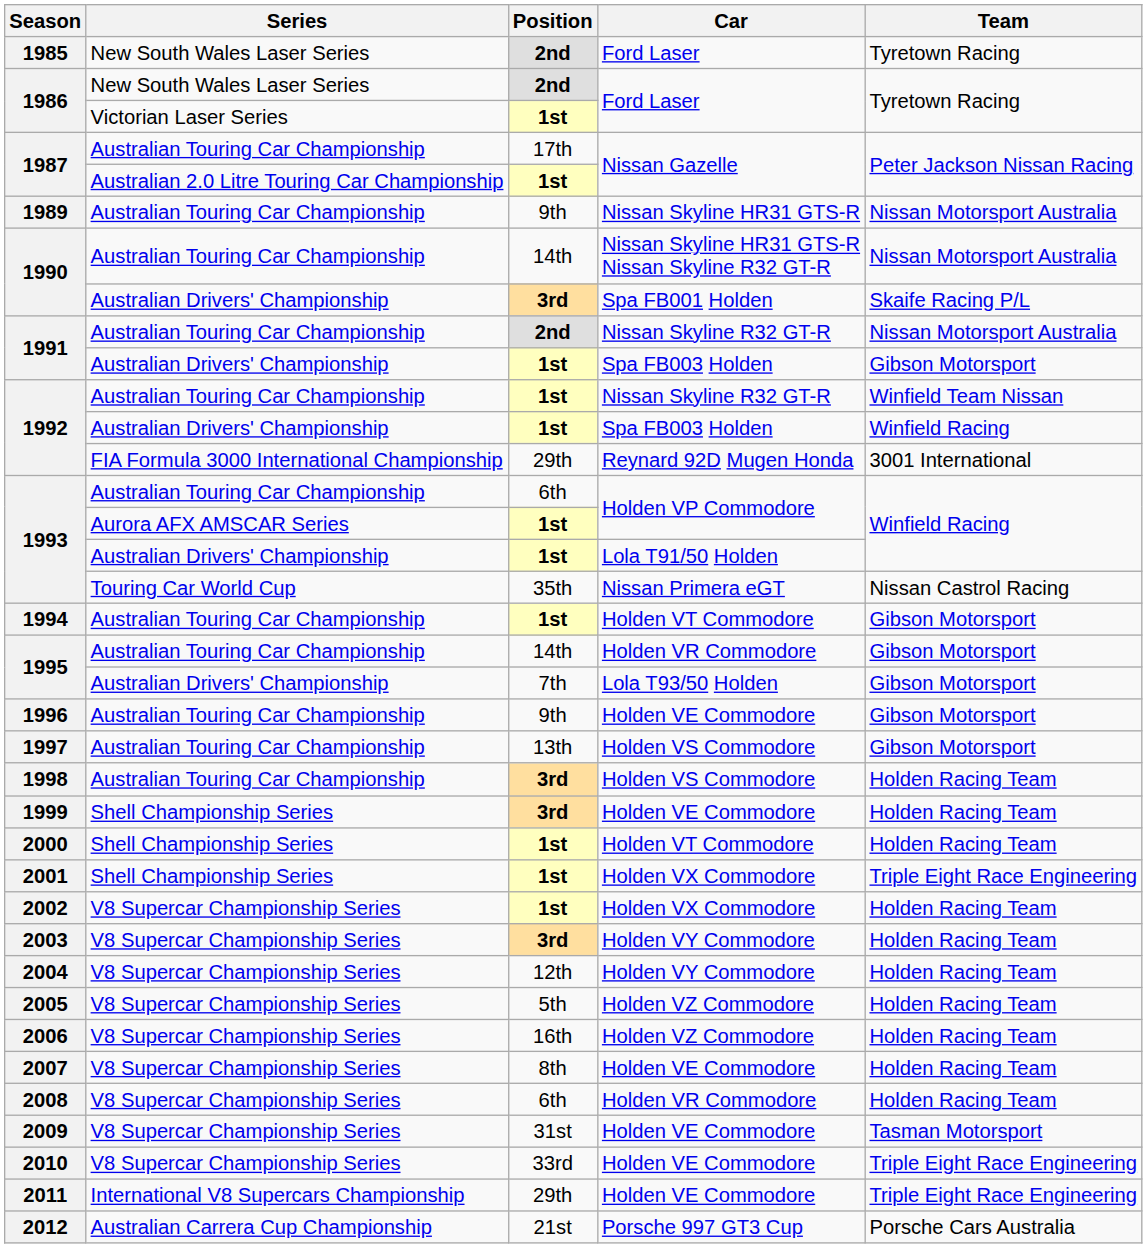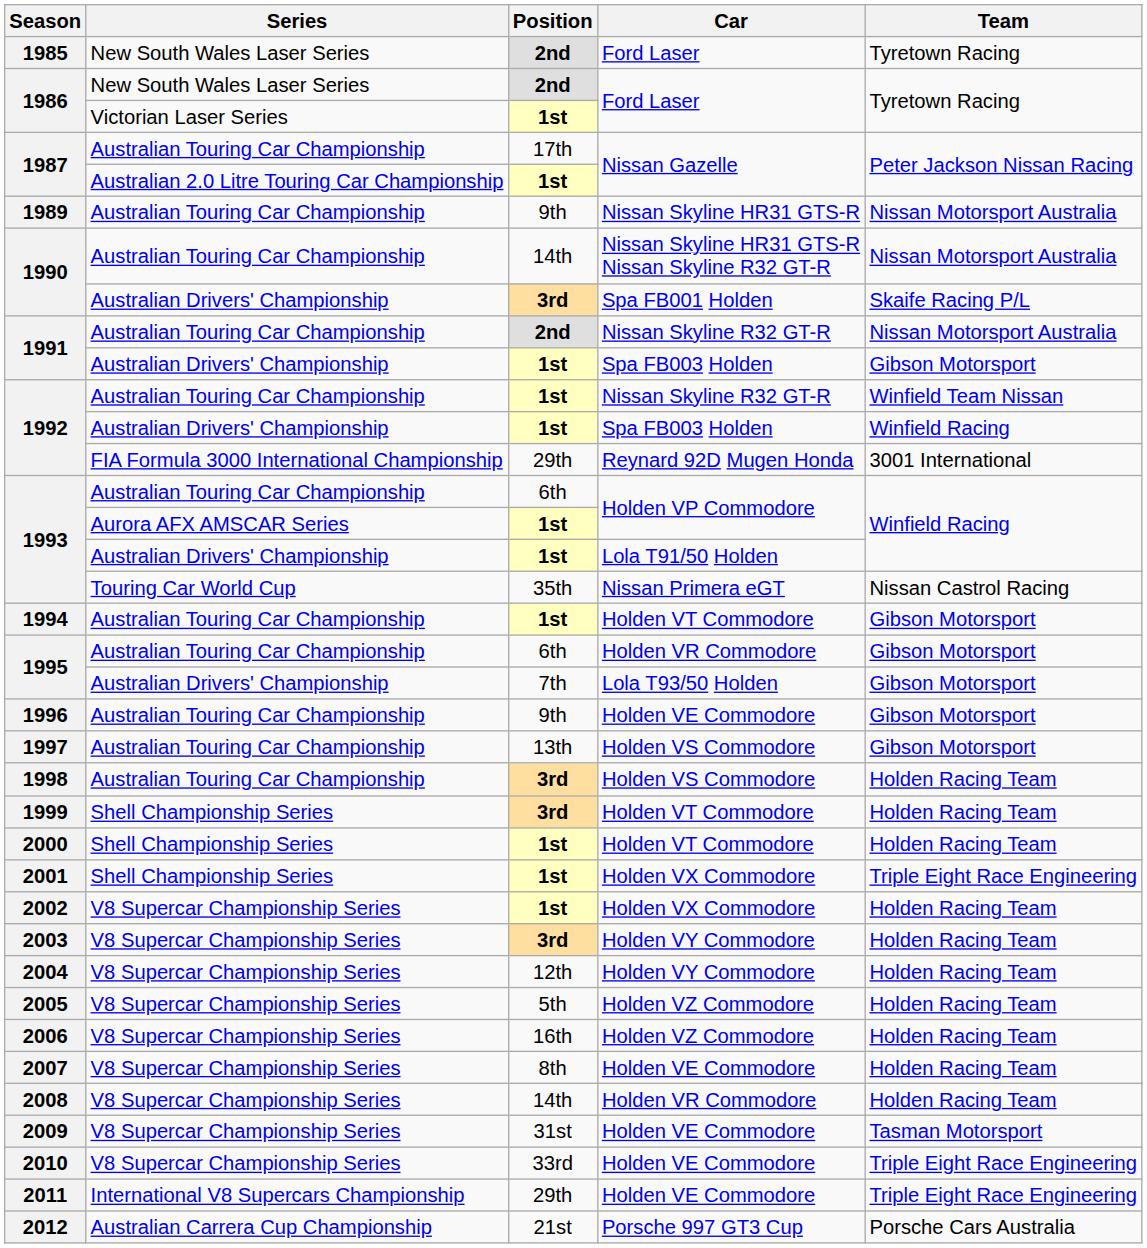(553, 652) 14th -> (553, 652) 6th
(709, 812) Holden VE Commodore -> (708, 812) Holden VT Commodore
(553, 1100) 6th -> (553, 1100) 14th
